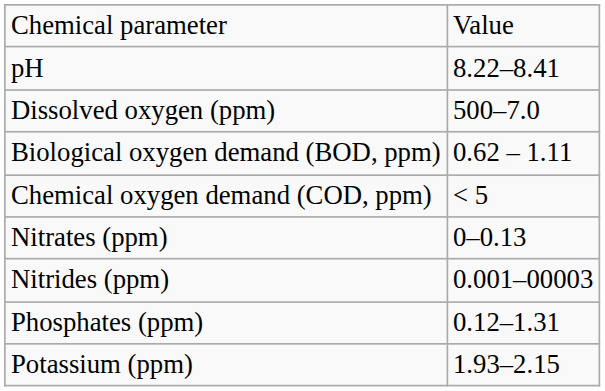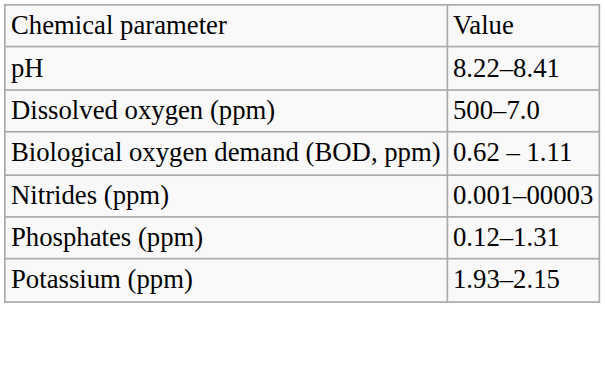- row: (221, 195)
- row: (89, 237)
